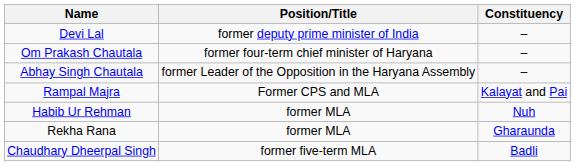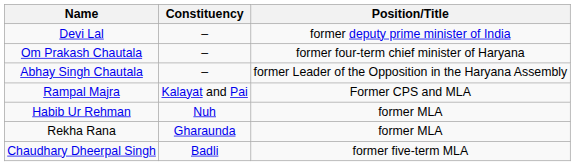columns swapped: (318, 14) <-> (524, 14)
